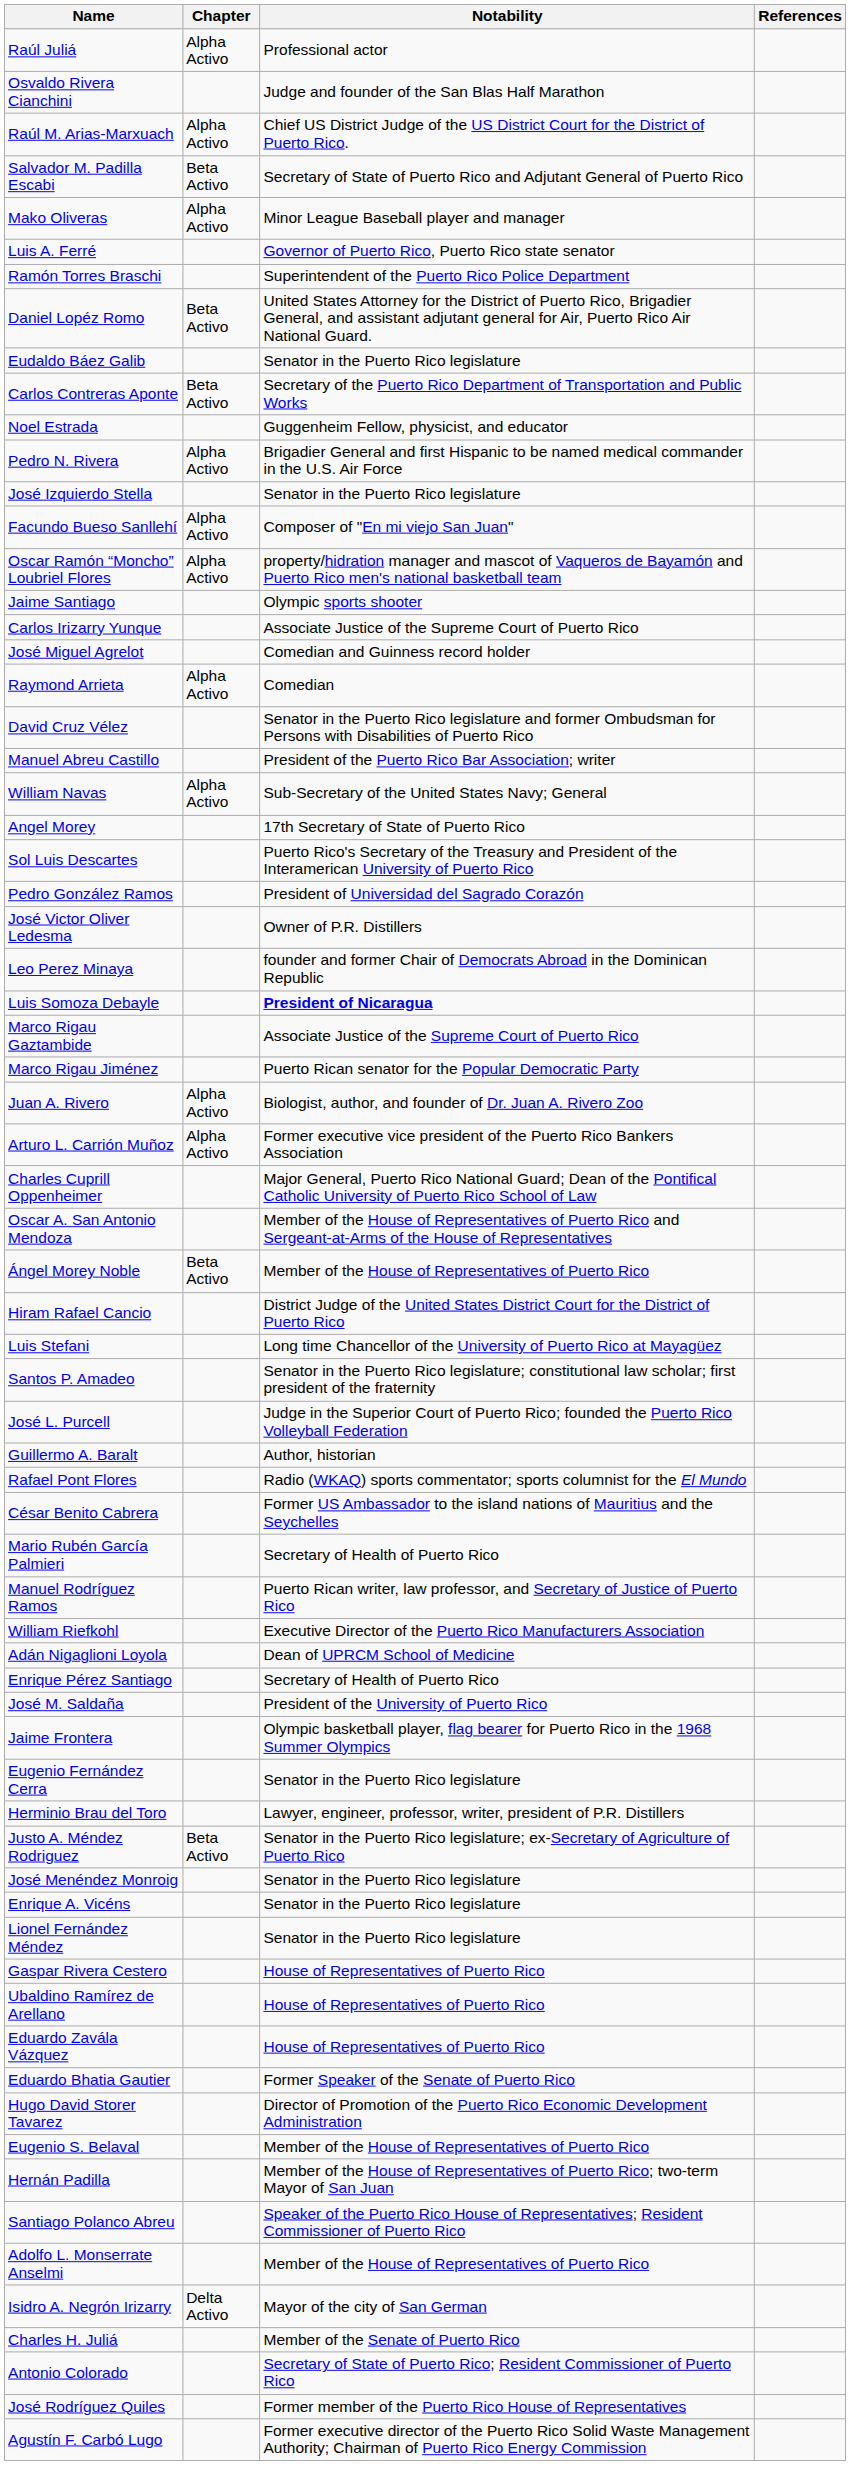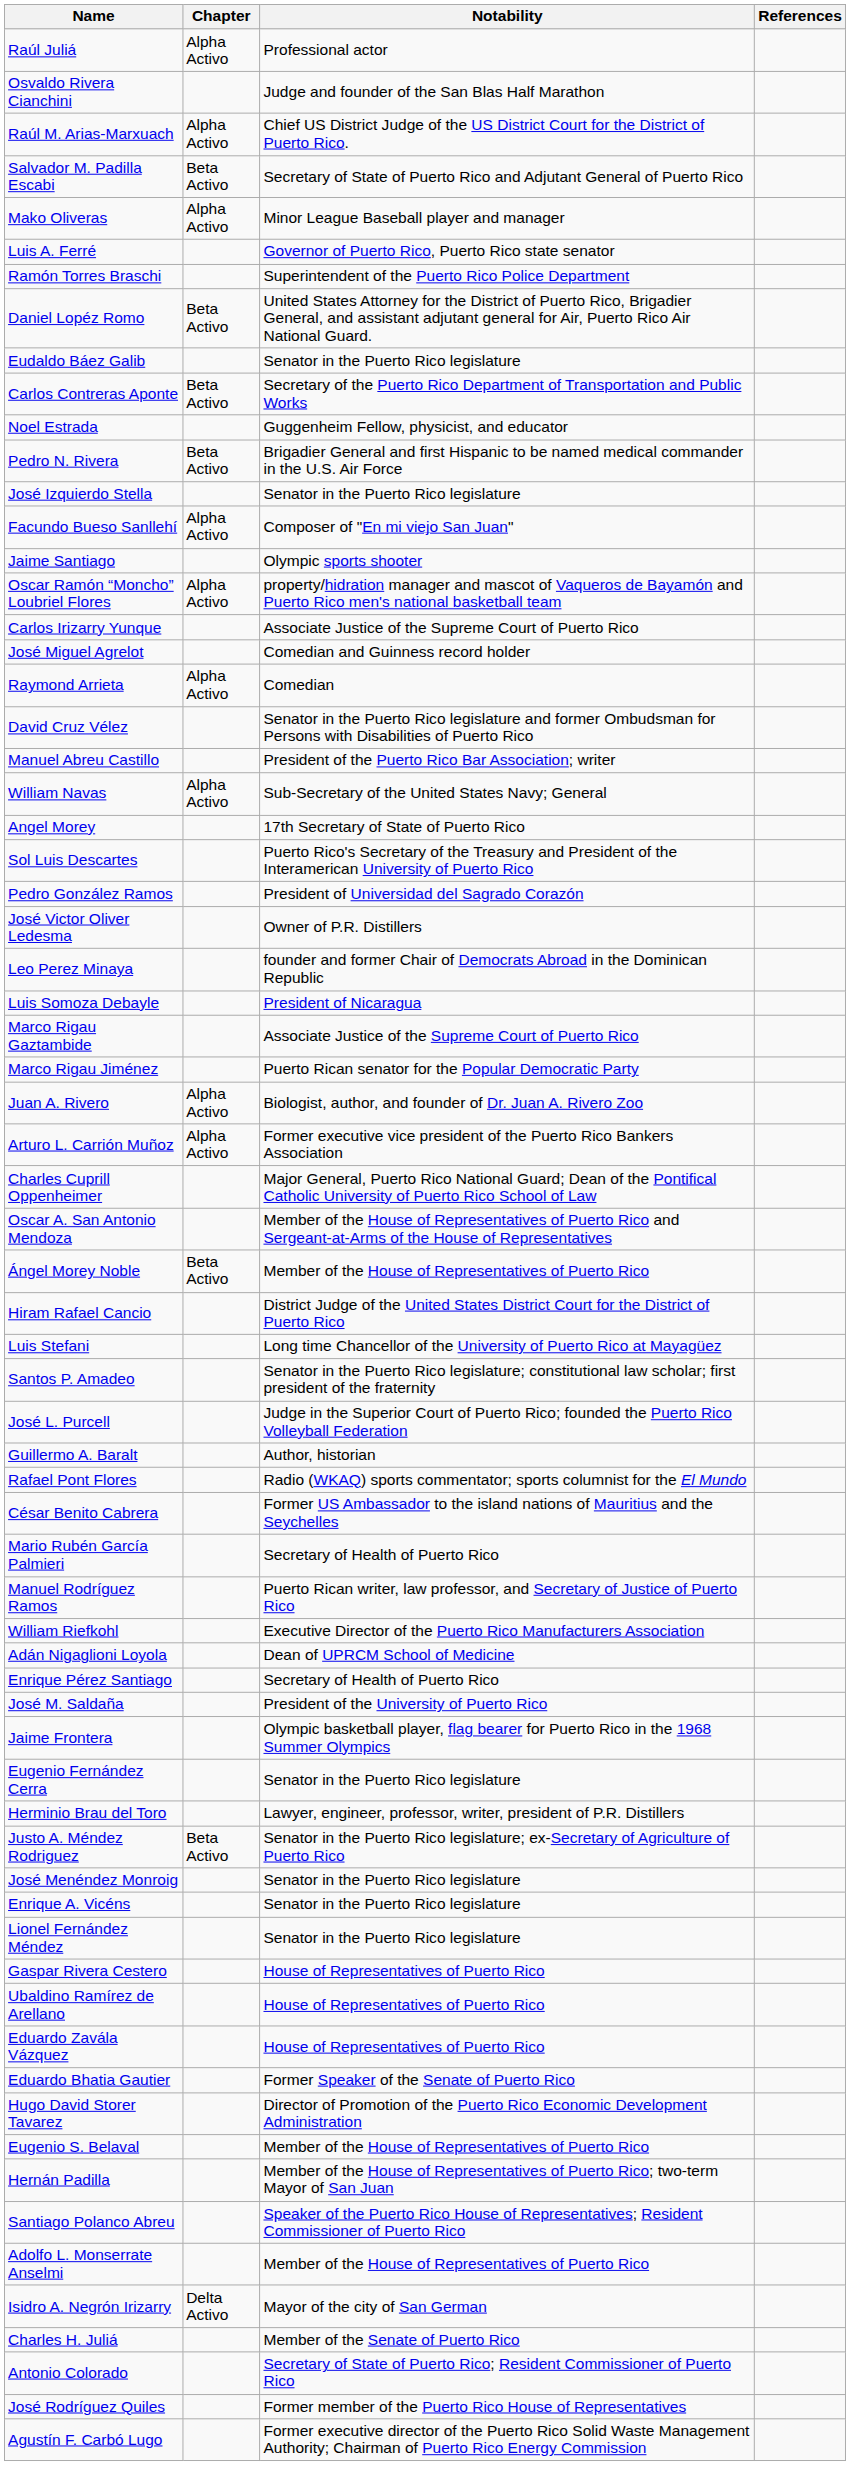(207, 460) Alpha Activo -> (207, 460) Beta Activo
rows swapped: (91, 569) <-> (62, 602)
(348, 1002) bold -> (342, 1002) normal
